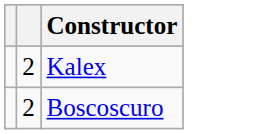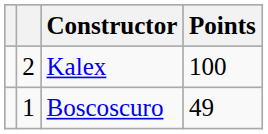+ column: (222, 25)
(29, 108) 2 -> (29, 108) 1
